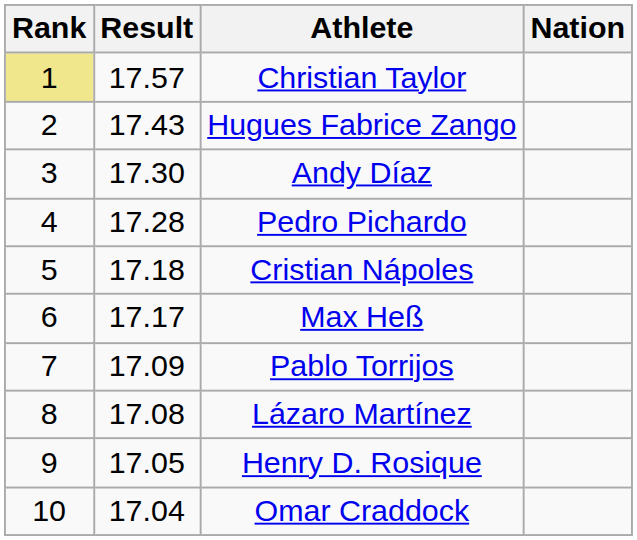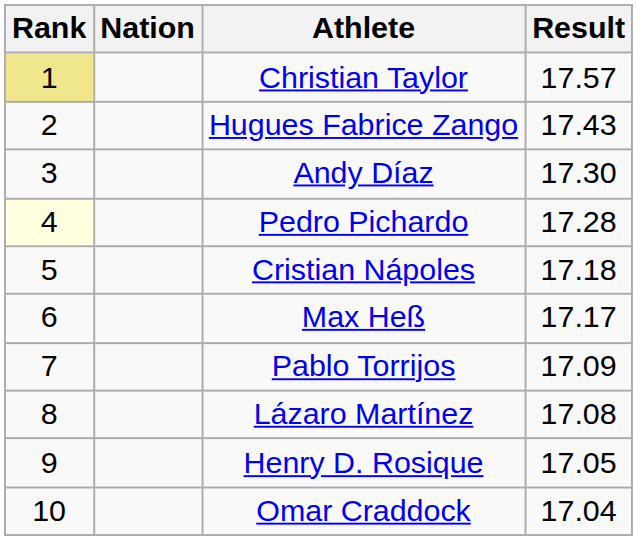columns swapped: (147, 28) <-> (578, 28)
(49, 221) no background -> (49, 221) lightyellow background
